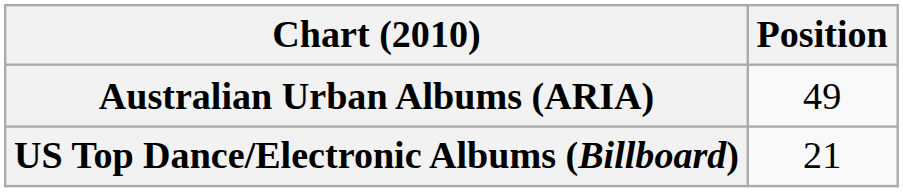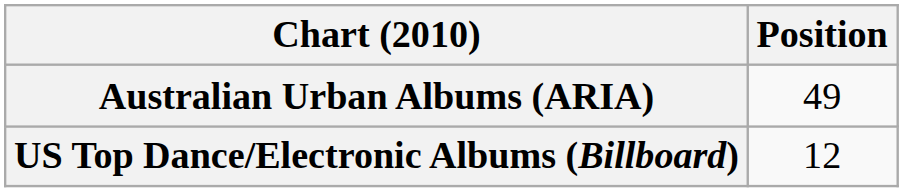(822, 155) 21 -> (822, 155) 12
